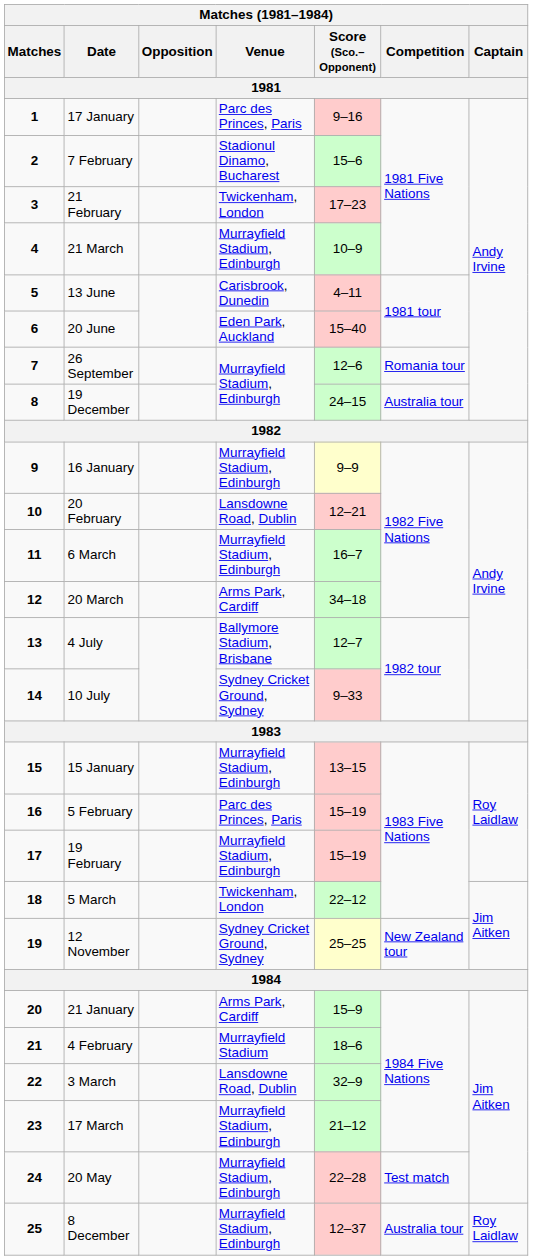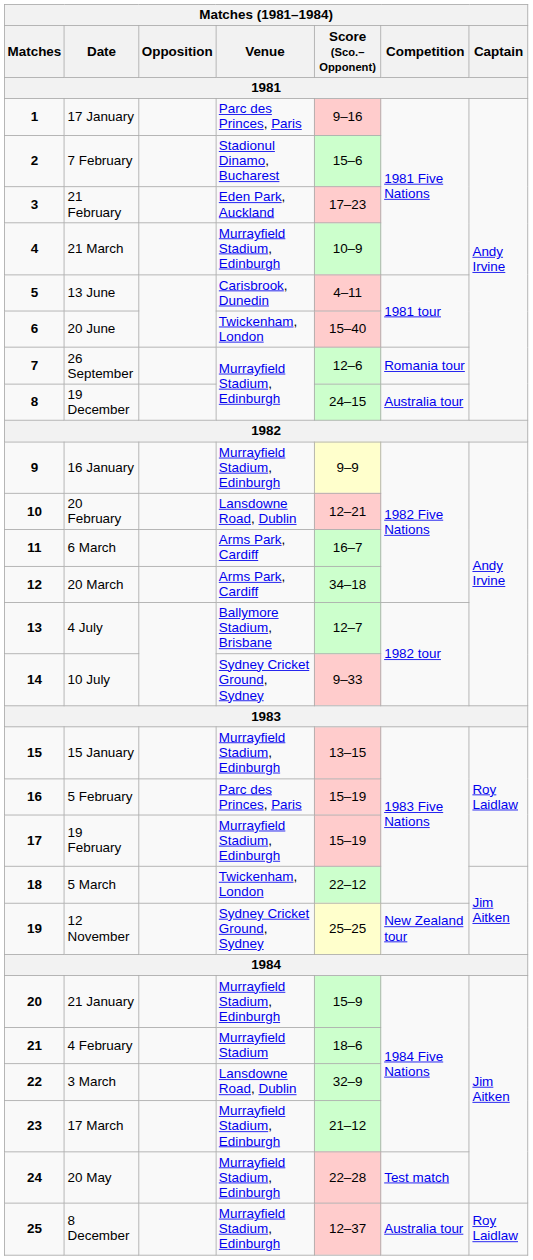(258, 204) Twickenham, London -> (252, 204) Eden Park, Auckland
(252, 329) Eden Park, Auckland -> (258, 329) Twickenham, London
(252, 555) Murrayfield Stadium, Edinburgh -> (252, 547) Arms Park, Cardiff
(252, 1009) Arms Park, Cardiff -> (252, 1001) Murrayfield Stadium, Edinburgh
